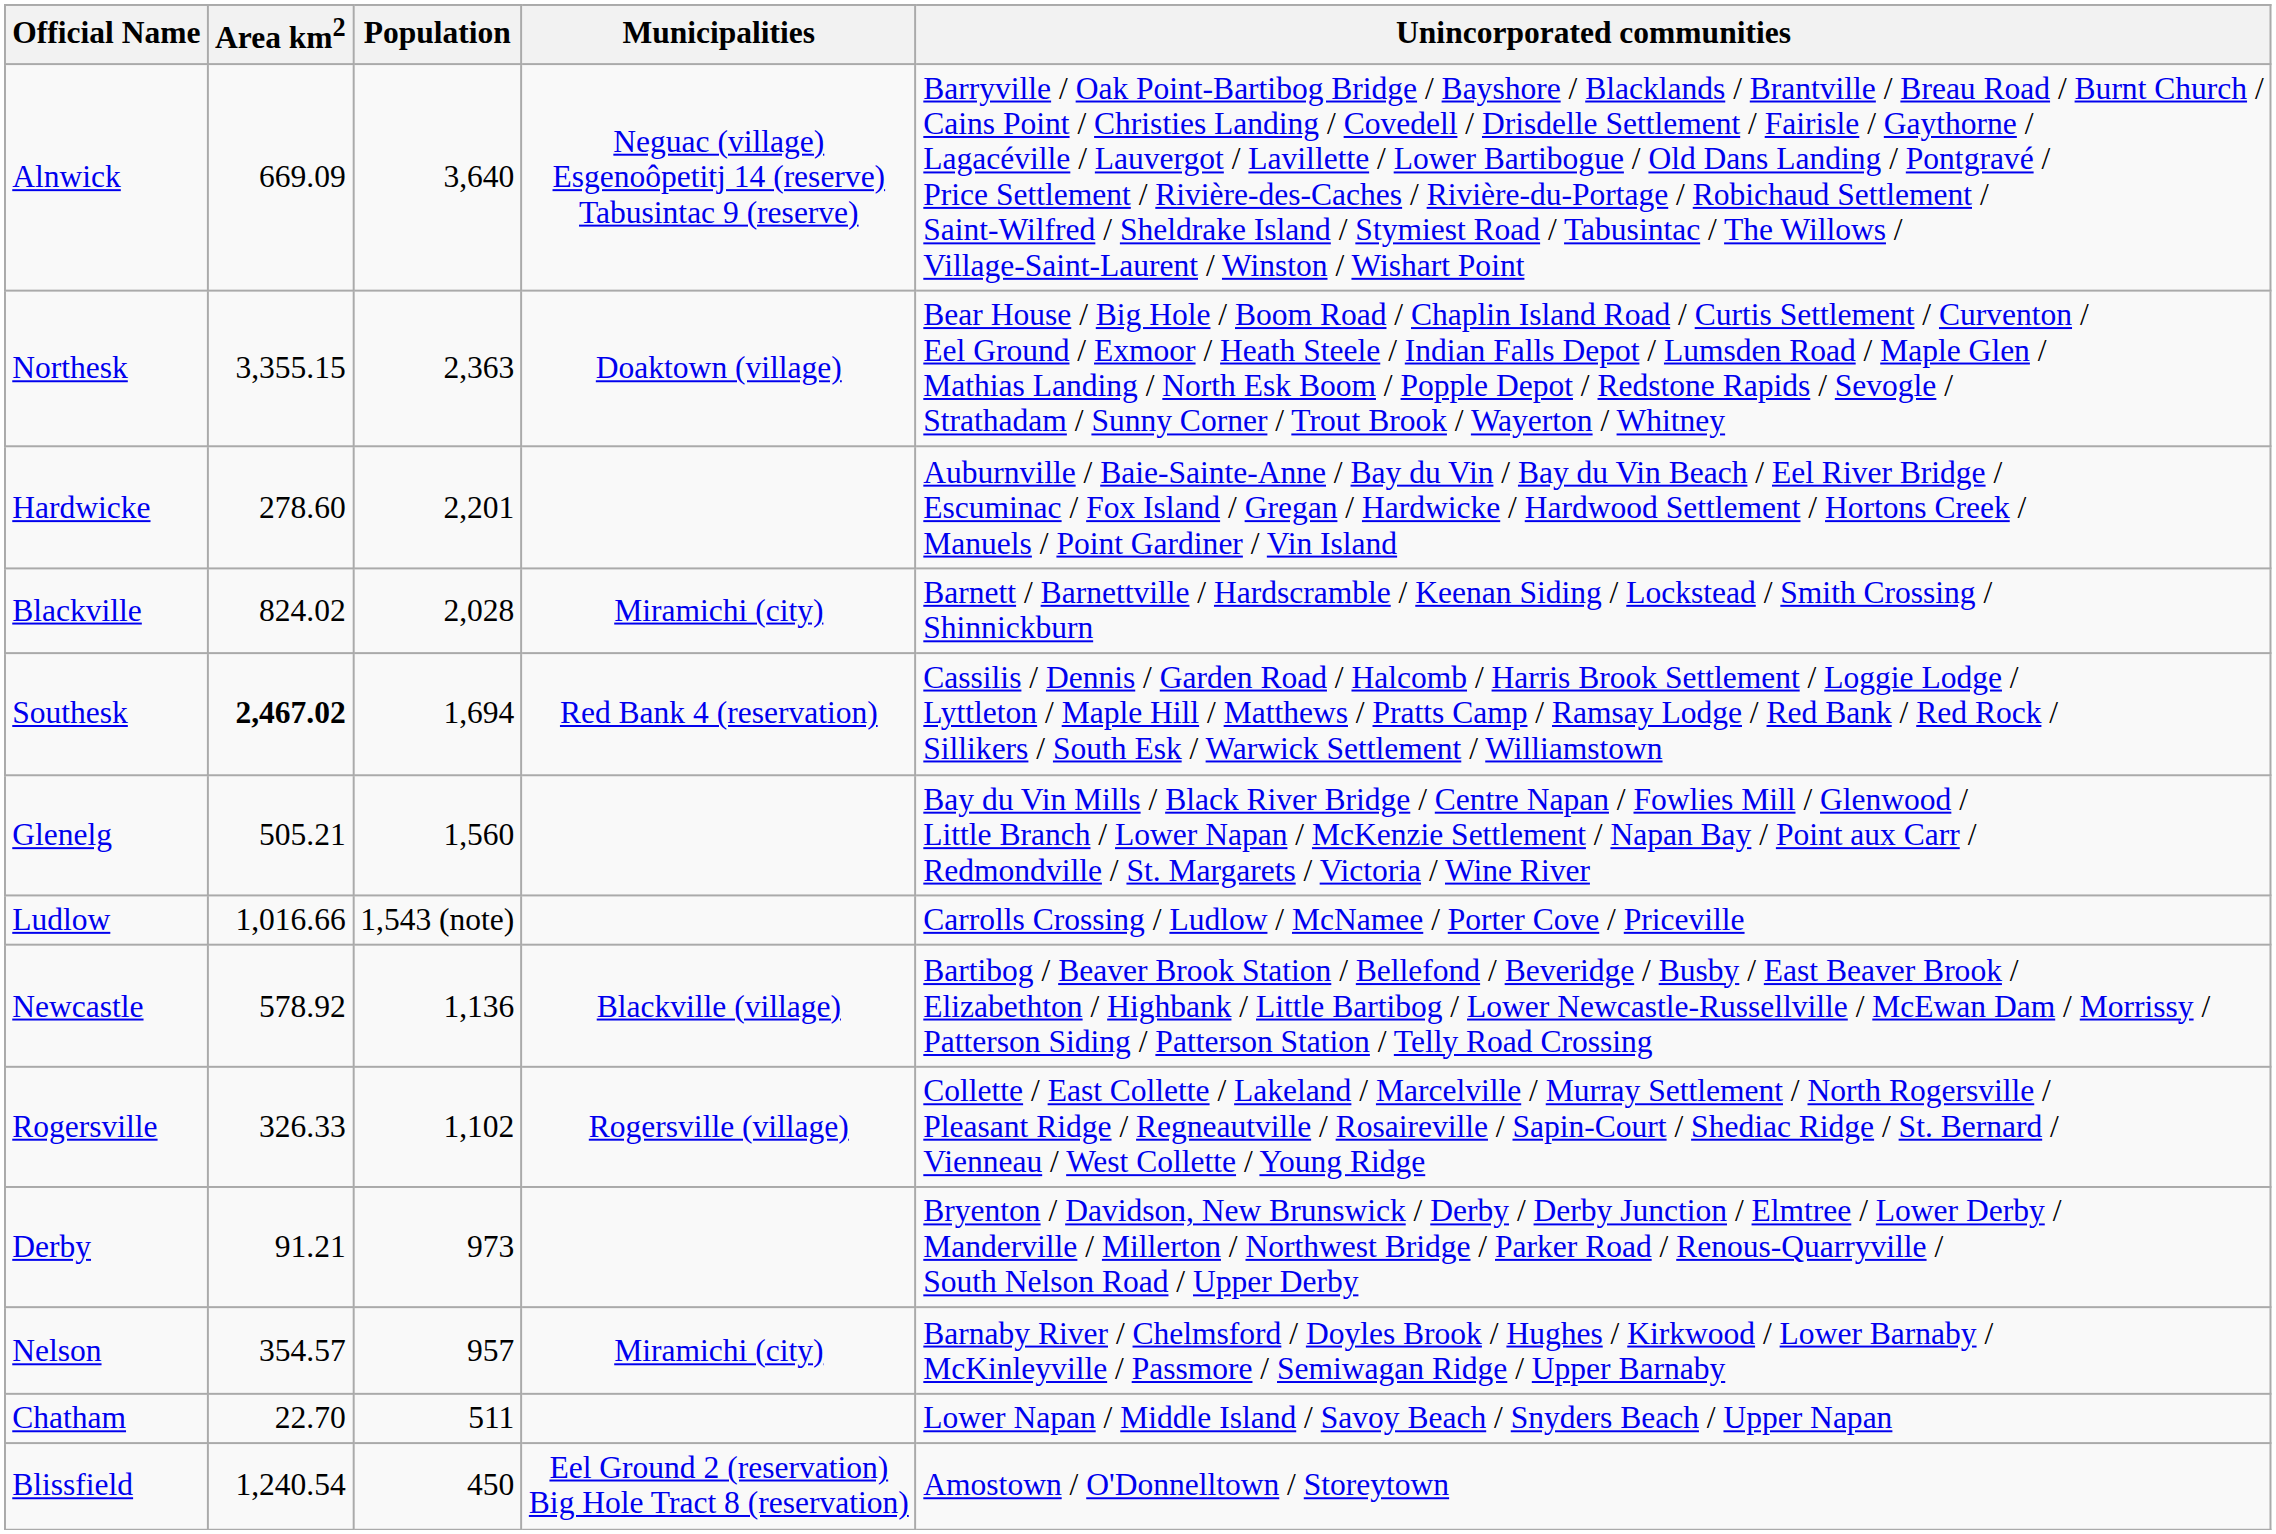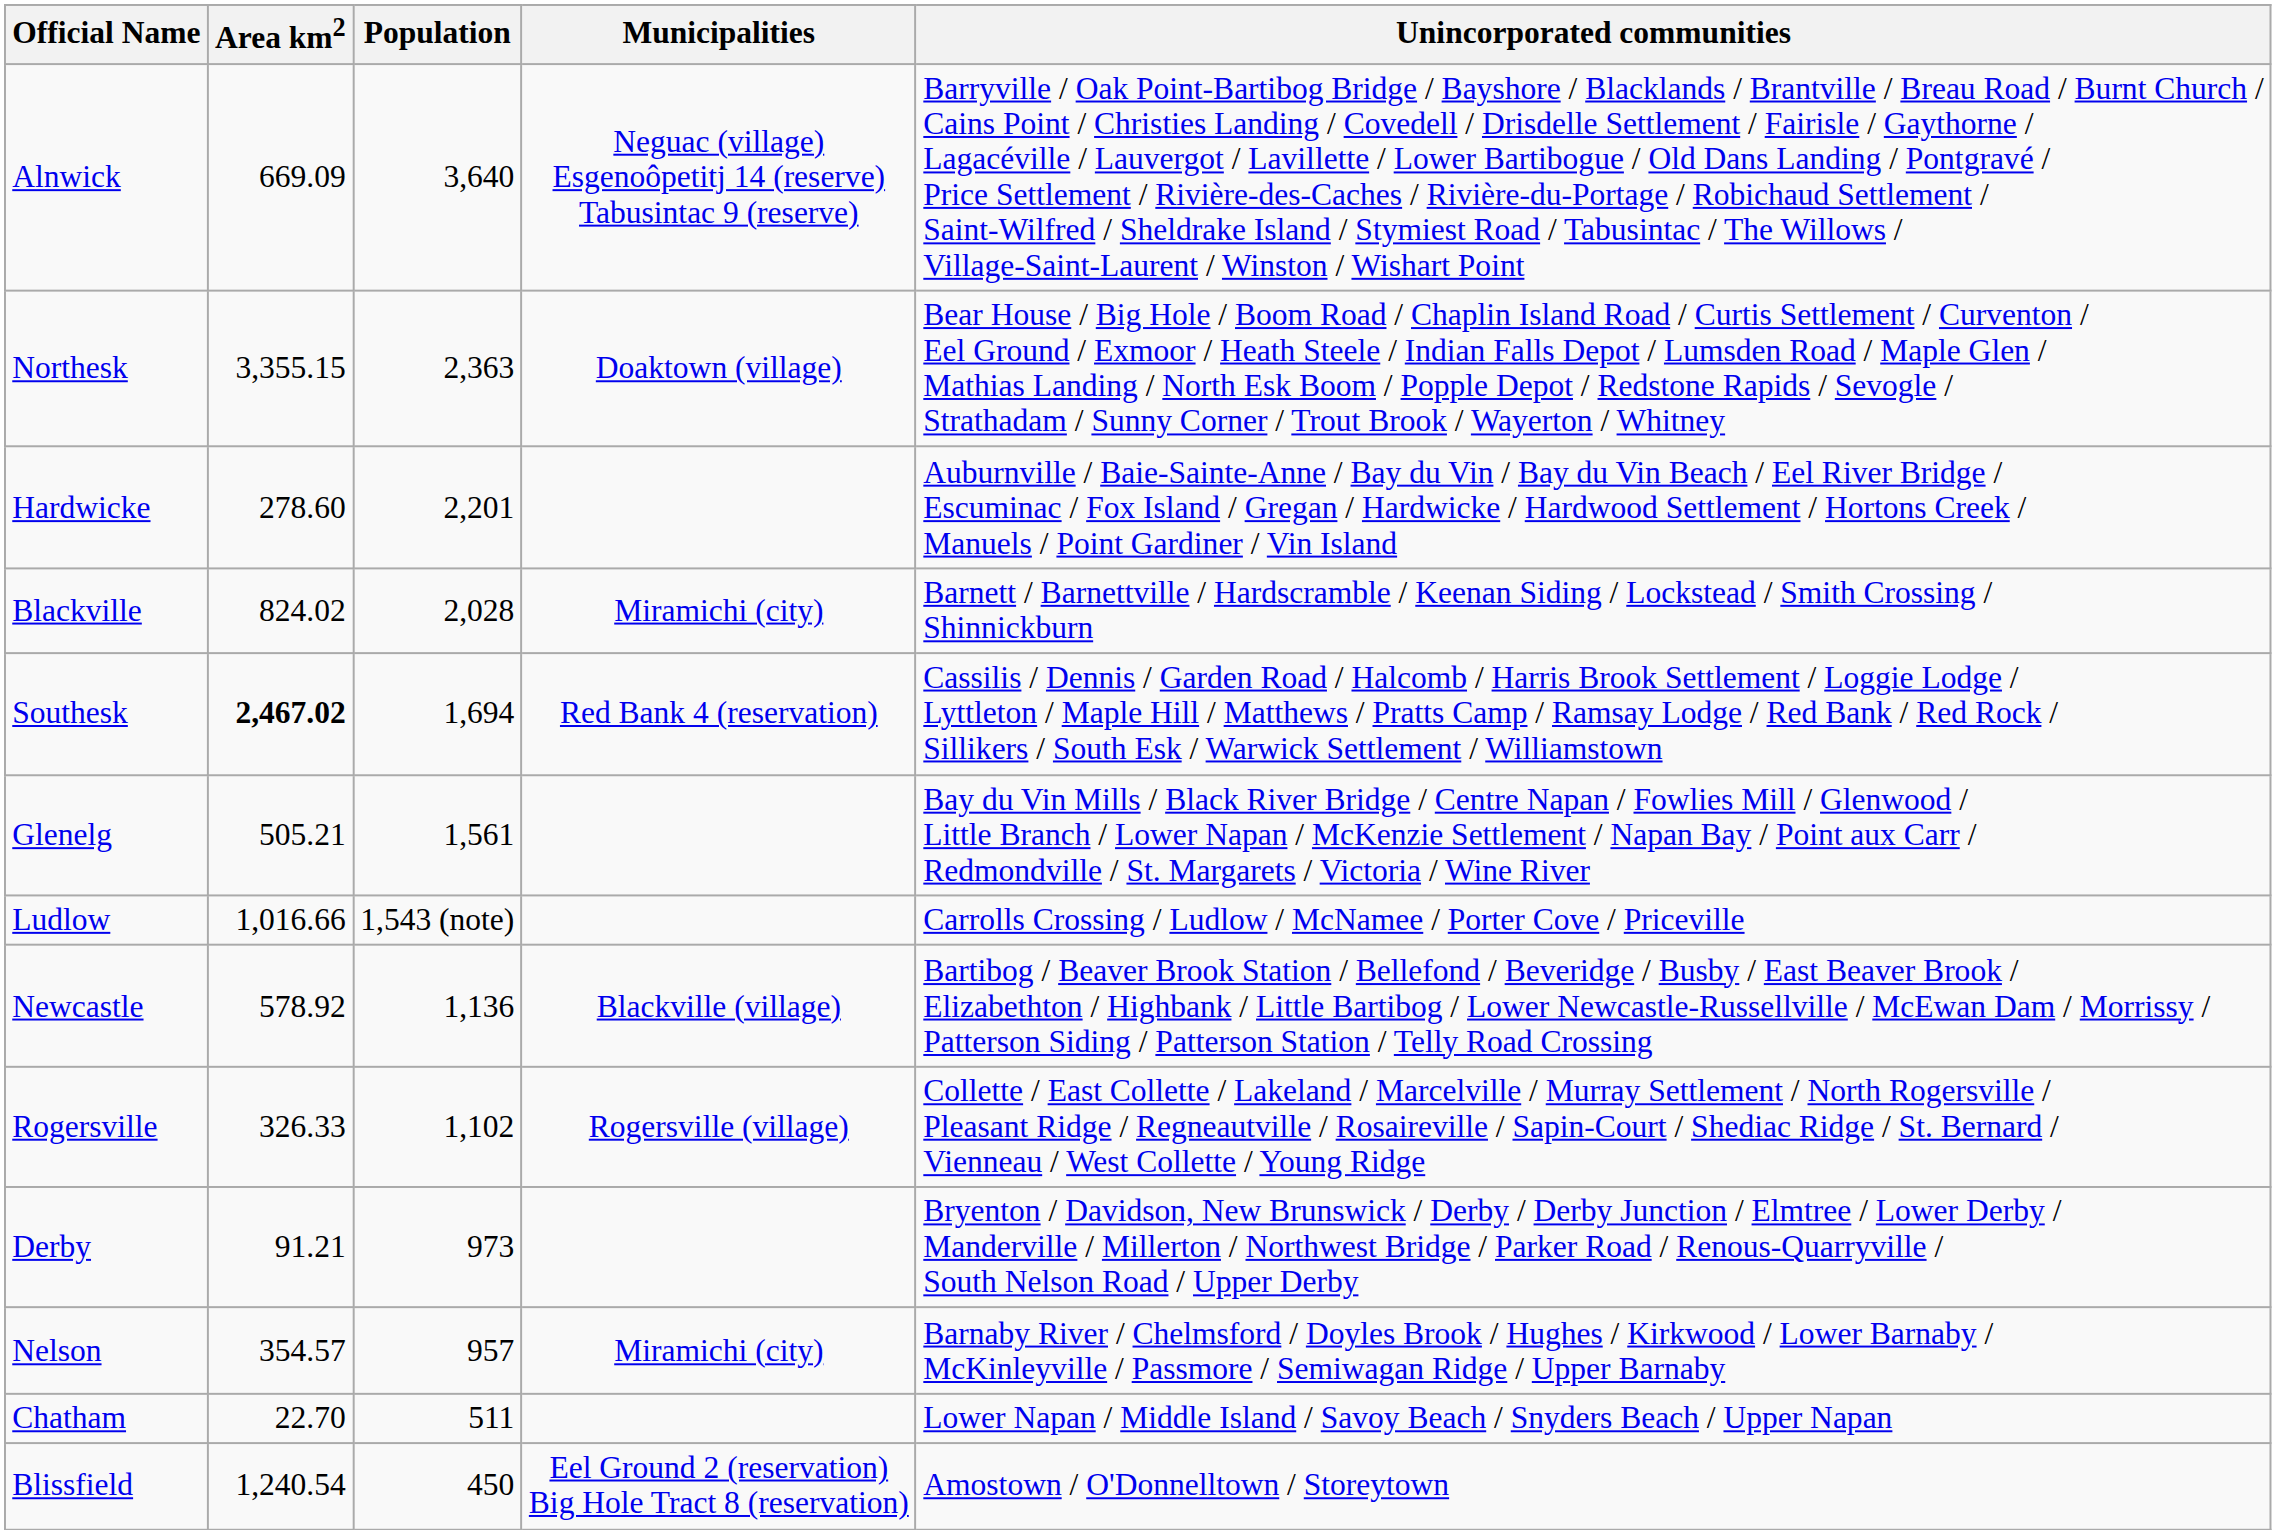(479, 834) 1,560 -> (479, 834) 1,561
